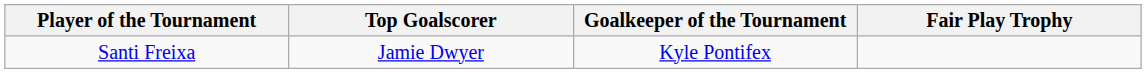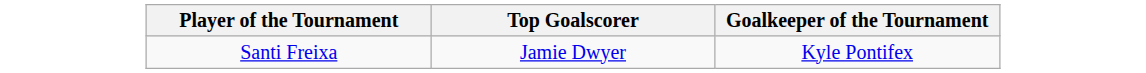- column: (999, 20)
